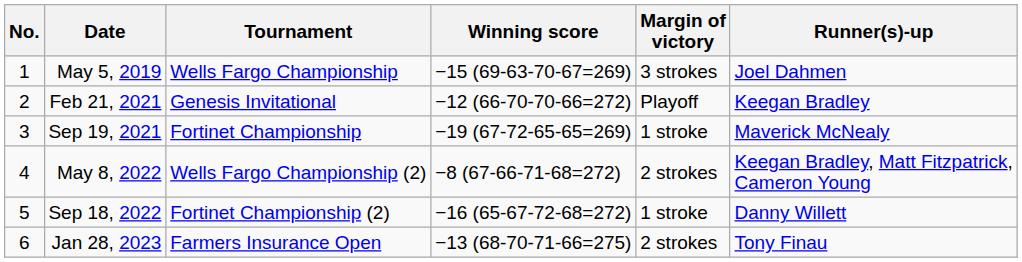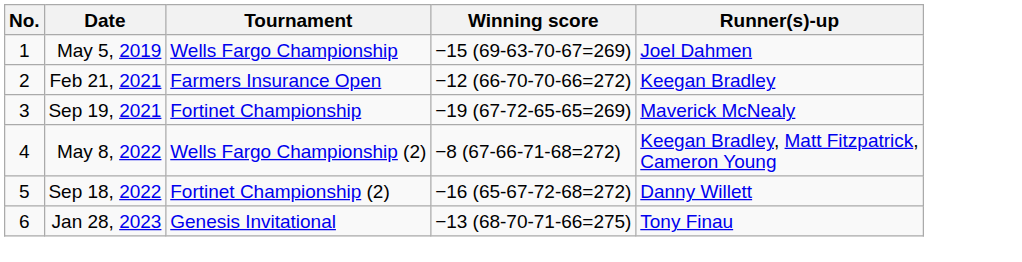- column: (683, 30)
(253, 101) Genesis Invitational -> (276, 80) Farmers Insurance Open
(276, 243) Farmers Insurance Open -> (253, 222) Genesis Invitational
